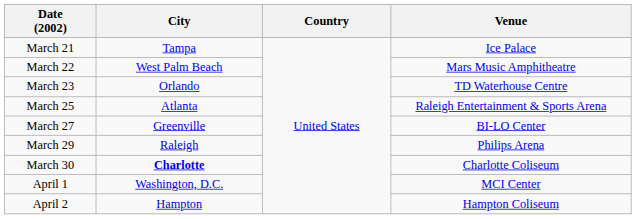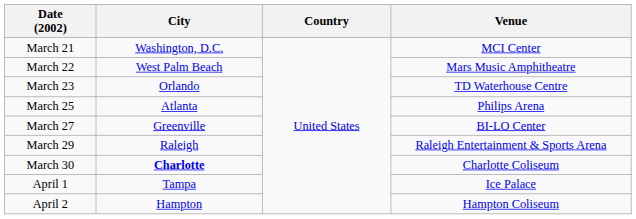(179, 47) Tampa -> (179, 47) Washington, D.C.
(511, 47) Ice Palace -> (511, 47) MCI Center
(511, 106) Raleigh Entertainment & Sports Arena -> (511, 106) Philips Arena
(511, 145) Philips Arena -> (511, 145) Raleigh Entertainment & Sports Arena
(179, 184) Washington, D.C. -> (179, 184) Tampa
(511, 184) MCI Center -> (511, 184) Ice Palace
